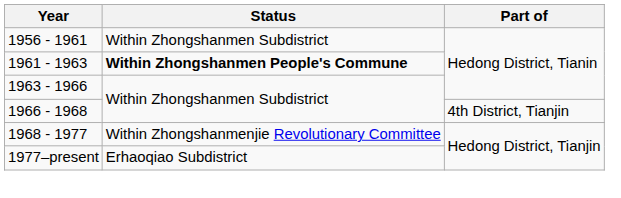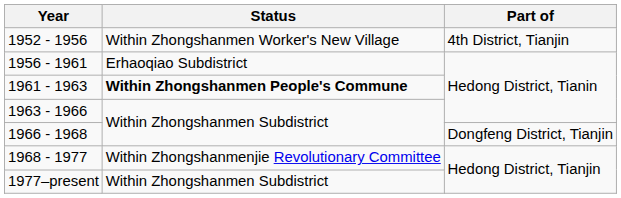+ row: (48, 39)
(217, 39) Within Zhongshanmen Subdistrict -> (176, 63) Erhaoqiao Subdistrict
(508, 110) 4th District, Tianjin -> (530, 134) Dongfeng District, Tianjin
(176, 157) Erhaoqiao Subdistrict -> (217, 181) Within Zhongshanmen Subdistrict
